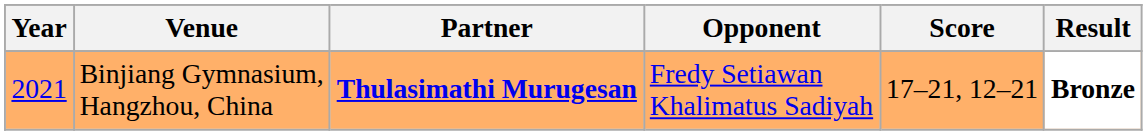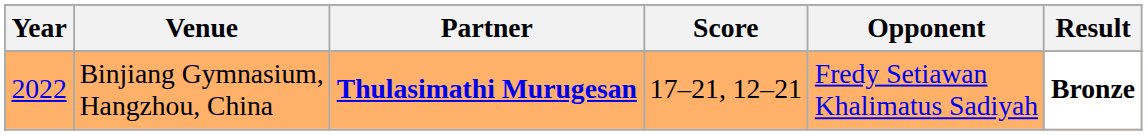columns swapped: (762, 27) <-> (962, 27)
(39, 89) 2021 -> (39, 89) 2022
